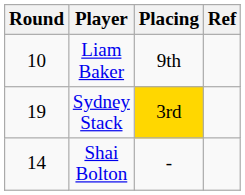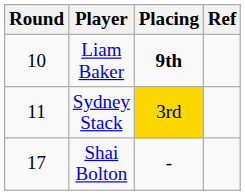(169, 60) normal -> (169, 60) bold
(37, 112) 19 -> (37, 112) 11
(37, 163) 14 -> (37, 163) 17
